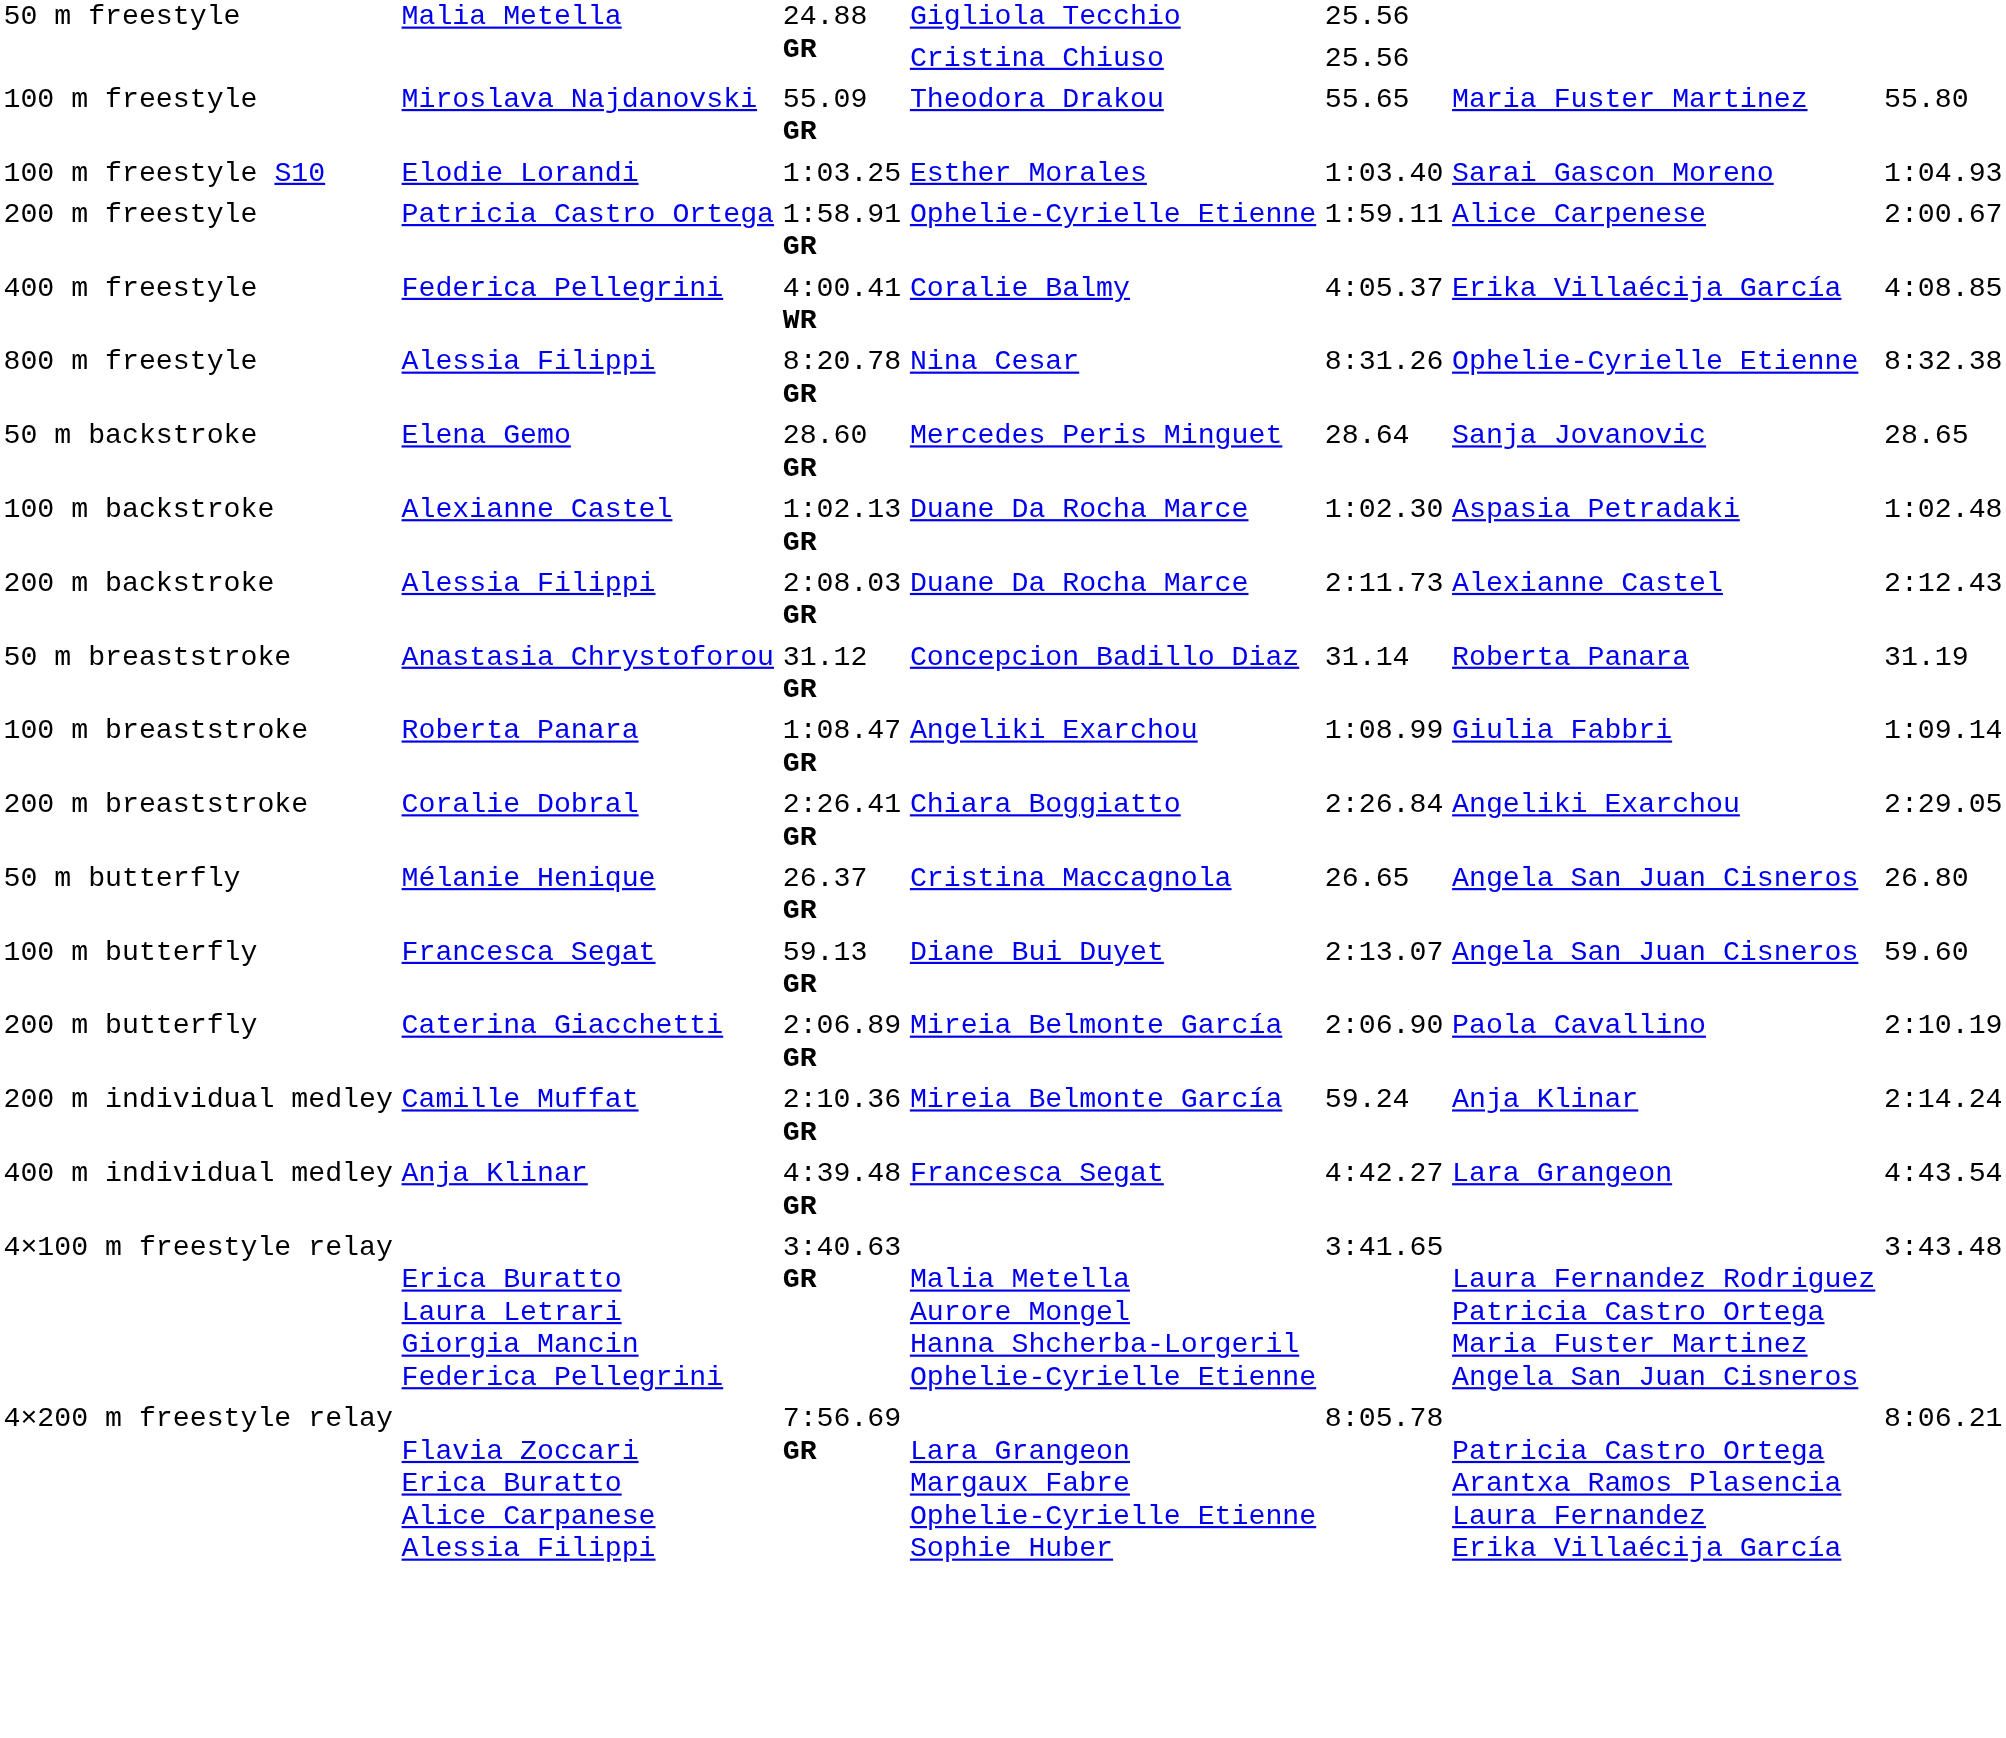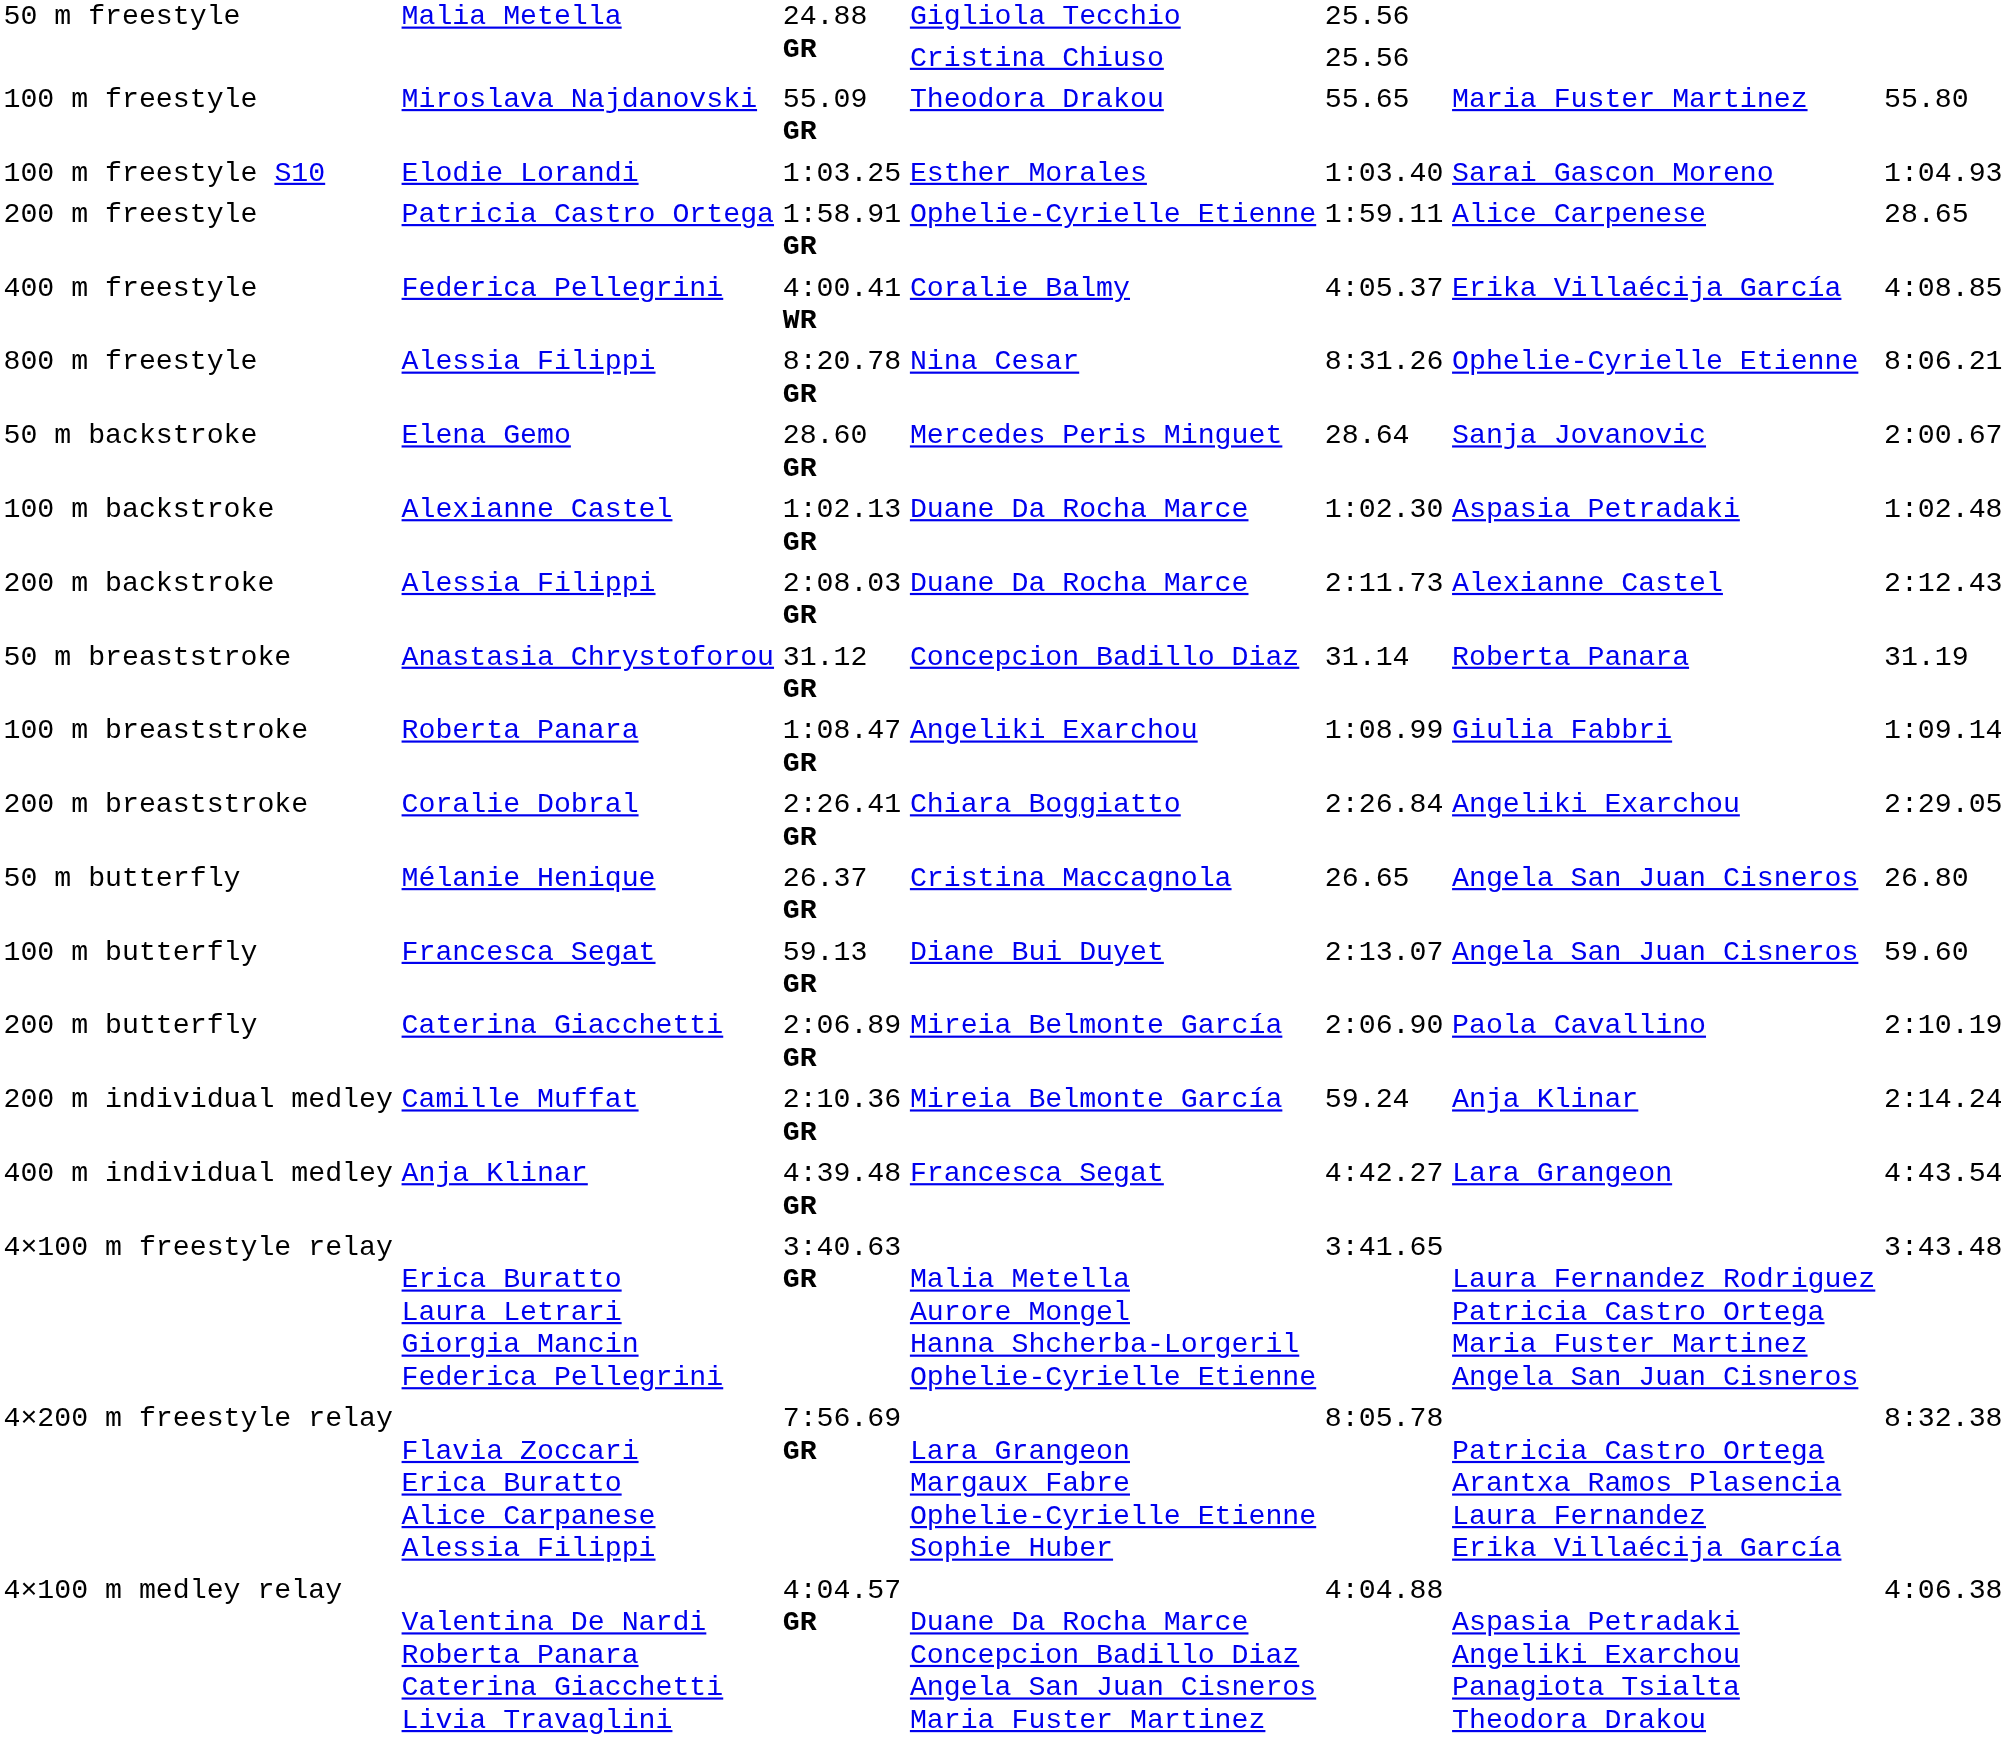(1943, 214) 2:00.67 -> (1926, 214) 28.65
(1943, 362) 8:32.38 -> (1943, 362) 8:06.21
(1926, 436) 28.65 -> (1943, 436) 2:00.67
(1943, 1419) 8:06.21 -> (1943, 1419) 8:32.38
+ row: (173, 1590)
